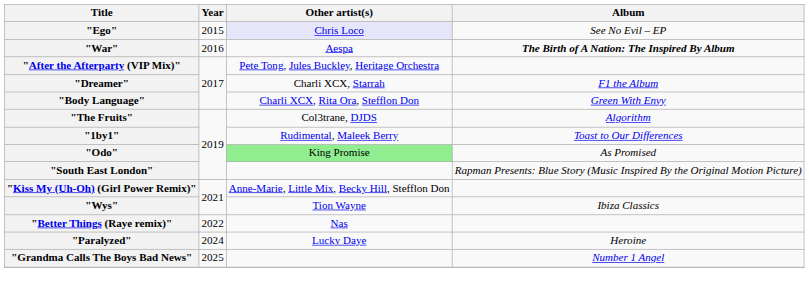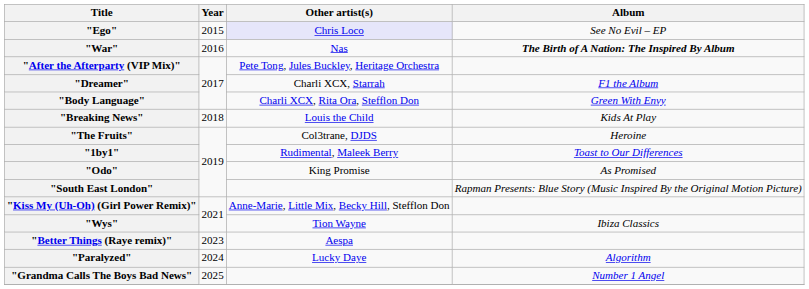(339, 48) Aespa -> (339, 48) Nas
+ row: (102, 118)
(628, 118) Algorithm -> (628, 135) Heroine
(339, 153) lightgreen background -> (339, 170) no background
(213, 223) 2022 -> (213, 240) 2023
(339, 223) Nas -> (339, 240) Aespa
(628, 240) Heroine -> (628, 258) Algorithm
